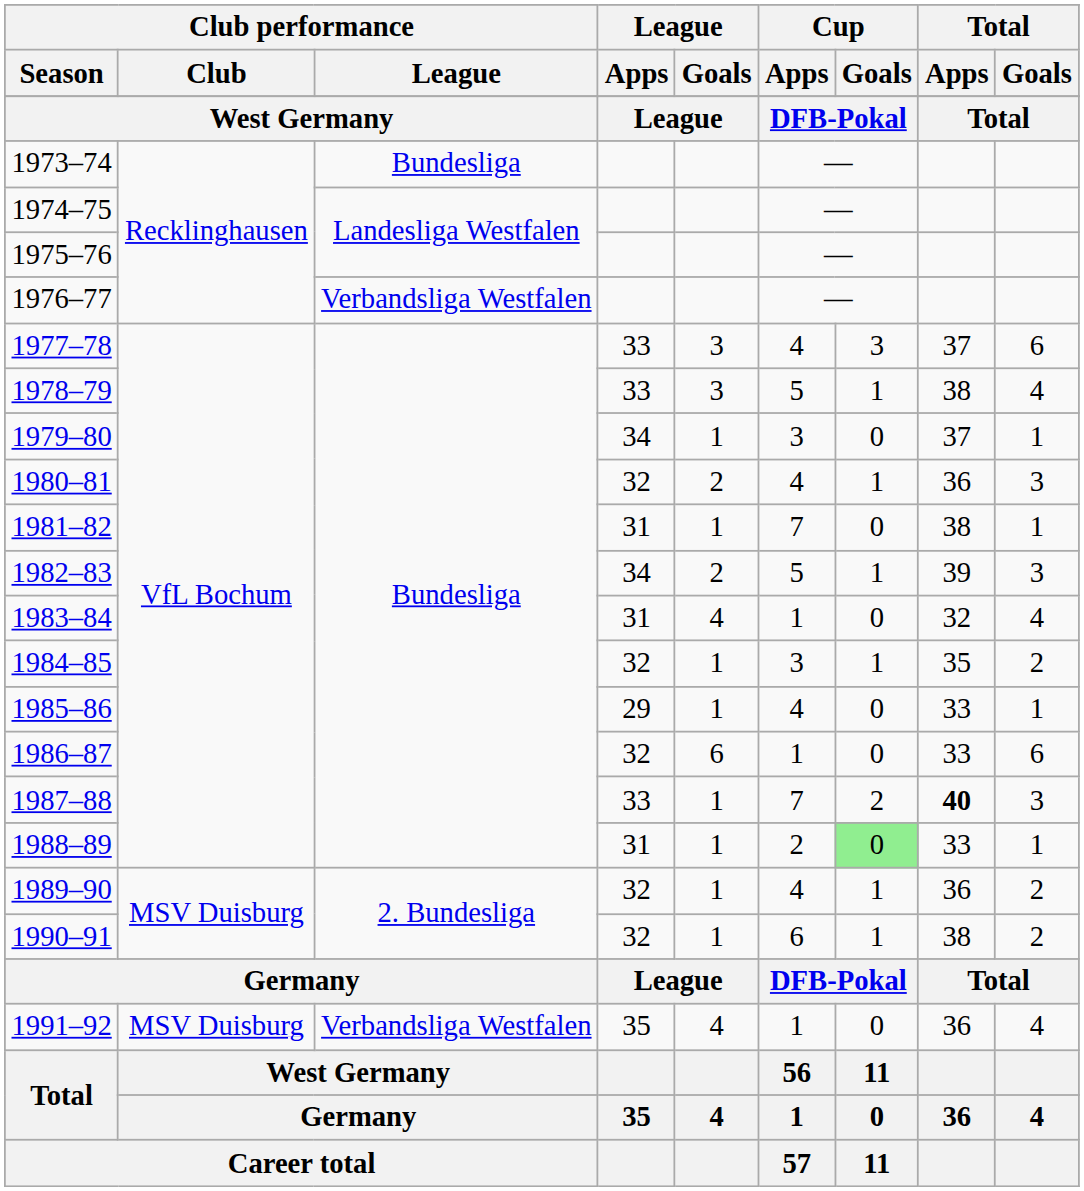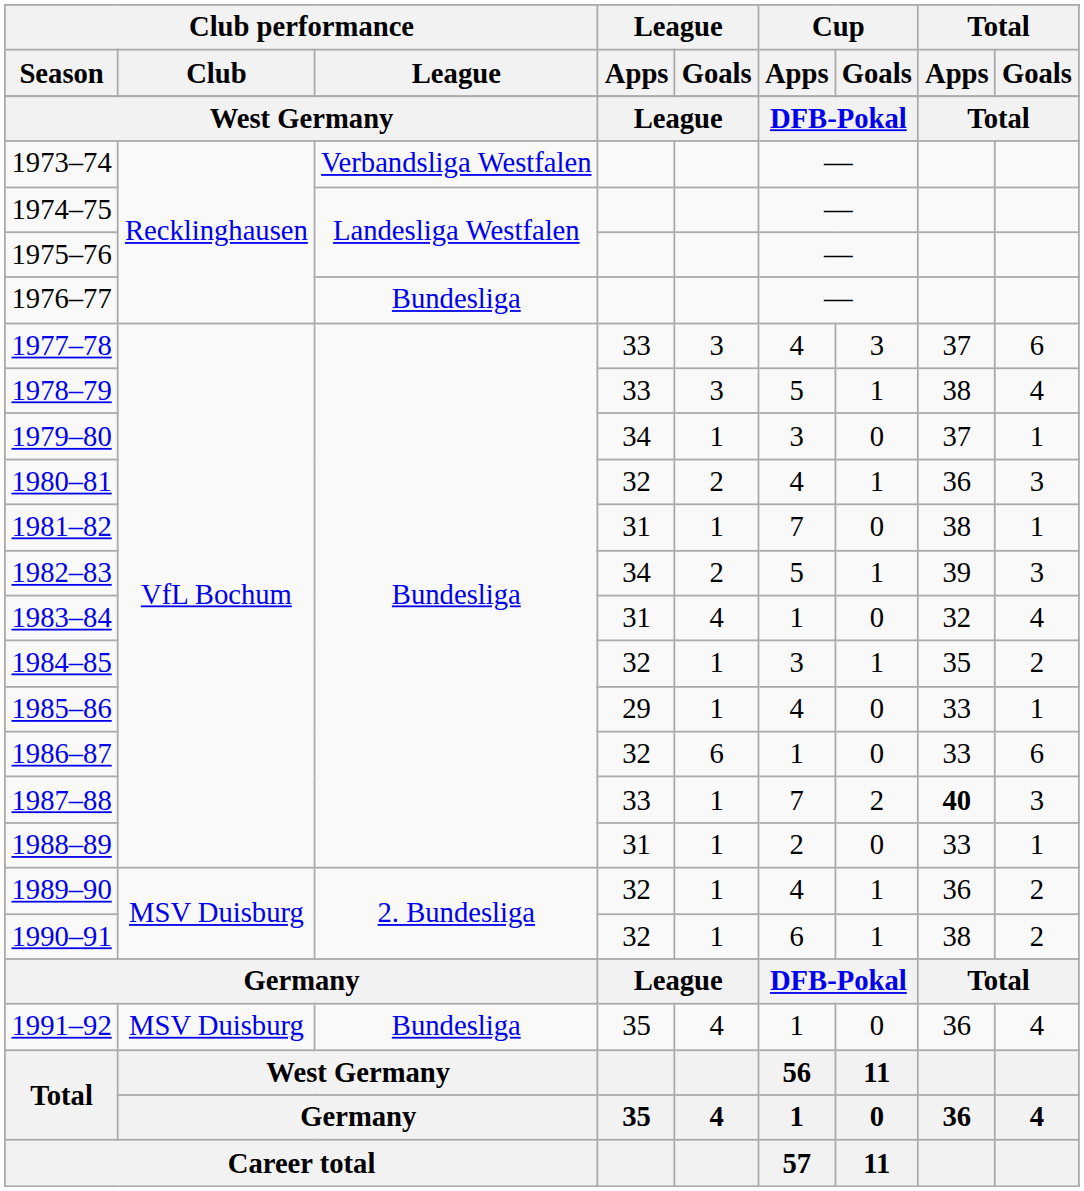(456, 163) Bundesliga -> (456, 163) Verbandsliga Westfalen
(456, 299) Verbandsliga Westfalen -> (456, 299) Bundesliga
(877, 844) lightgreen background -> (877, 844) no background
(456, 1026) Verbandsliga Westfalen -> (456, 1026) Bundesliga
